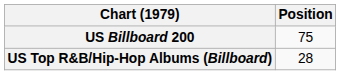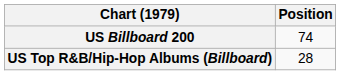(306, 37) 75 -> (306, 37) 74
